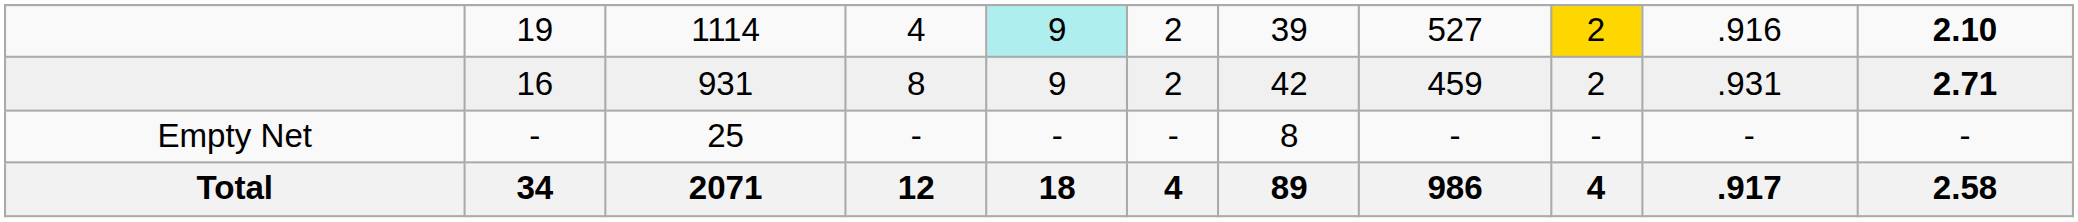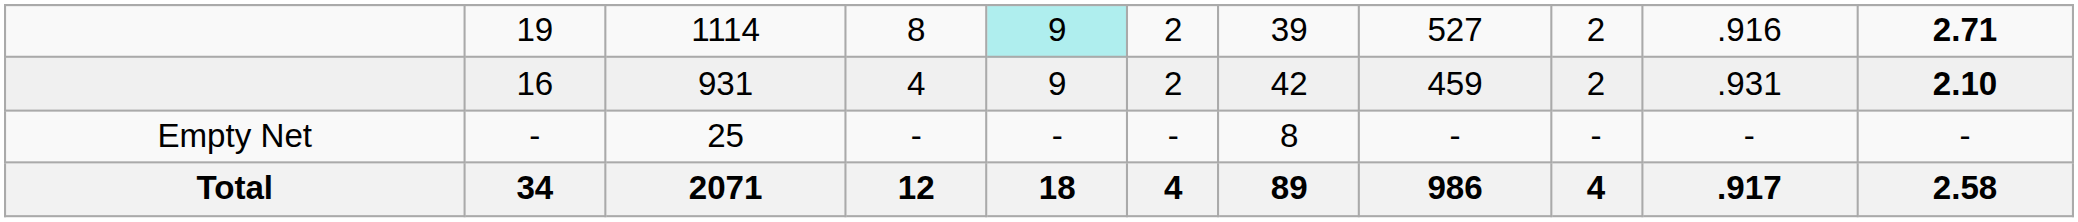(916, 30) 4 -> (916, 30) 8
(1596, 30) gold background -> (1596, 30) no background
(1965, 30) 2.10 -> (1965, 30) 2.71
(916, 83) 8 -> (916, 83) 4
(1965, 83) 2.71 -> (1965, 83) 2.10
